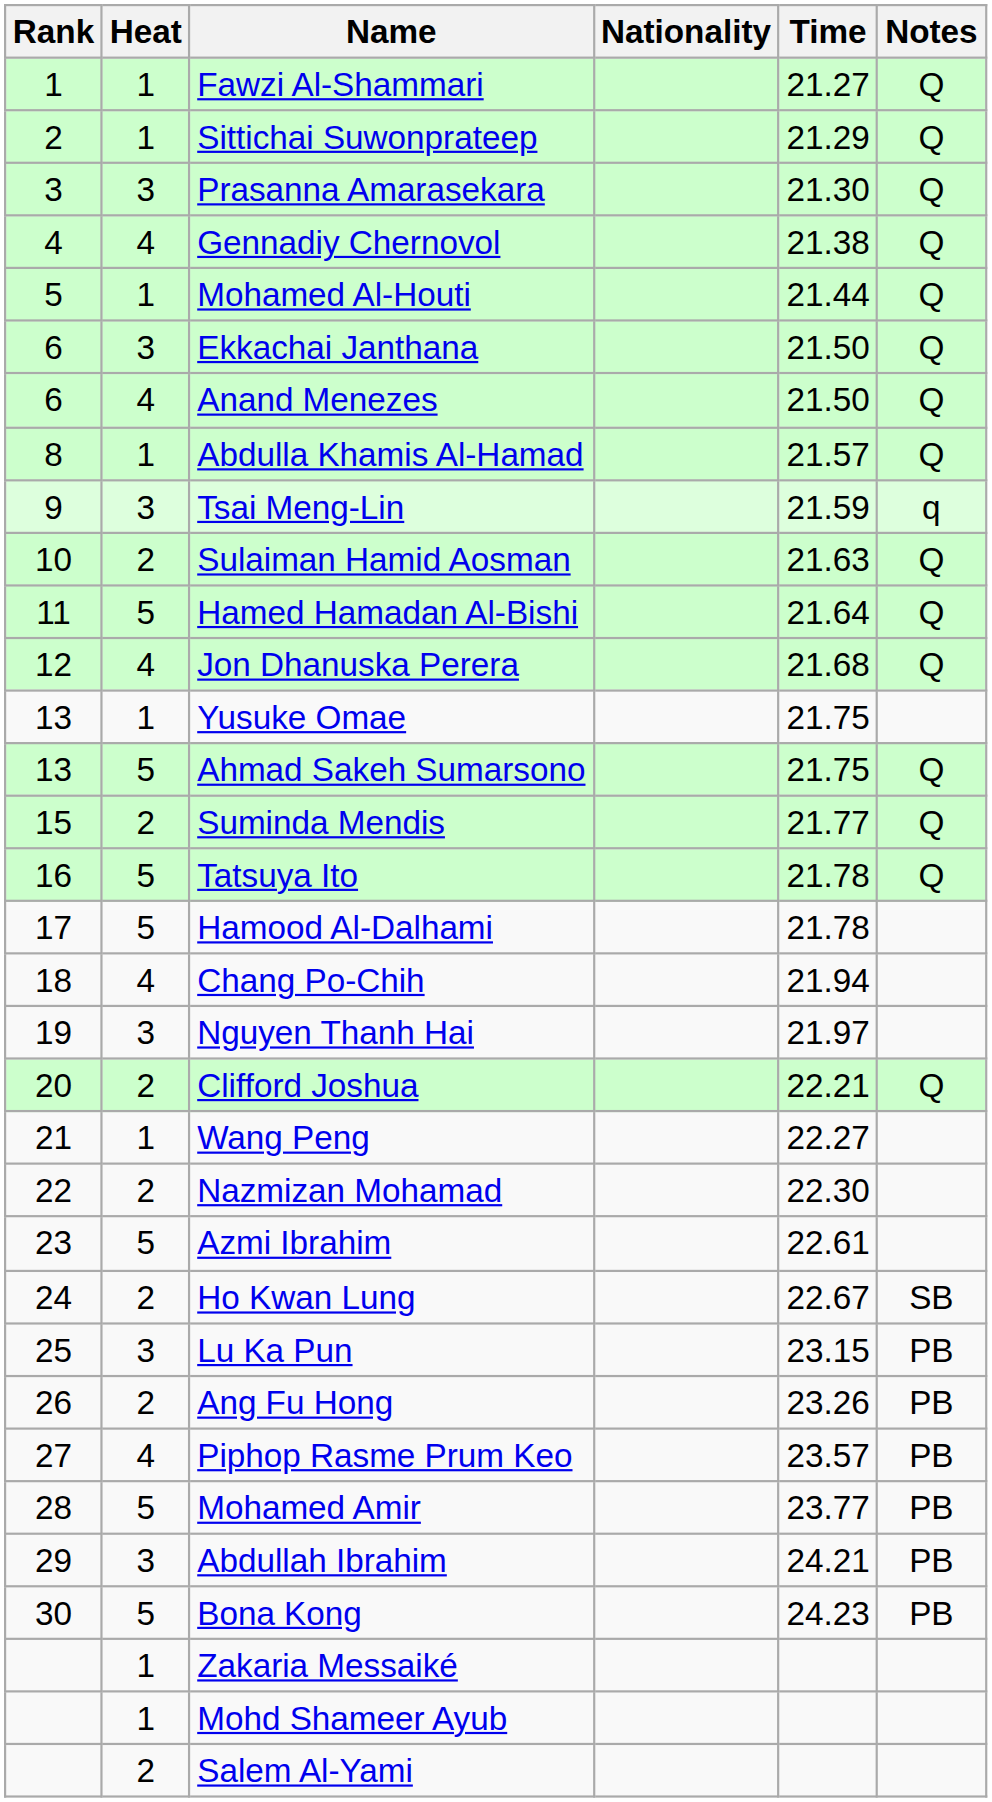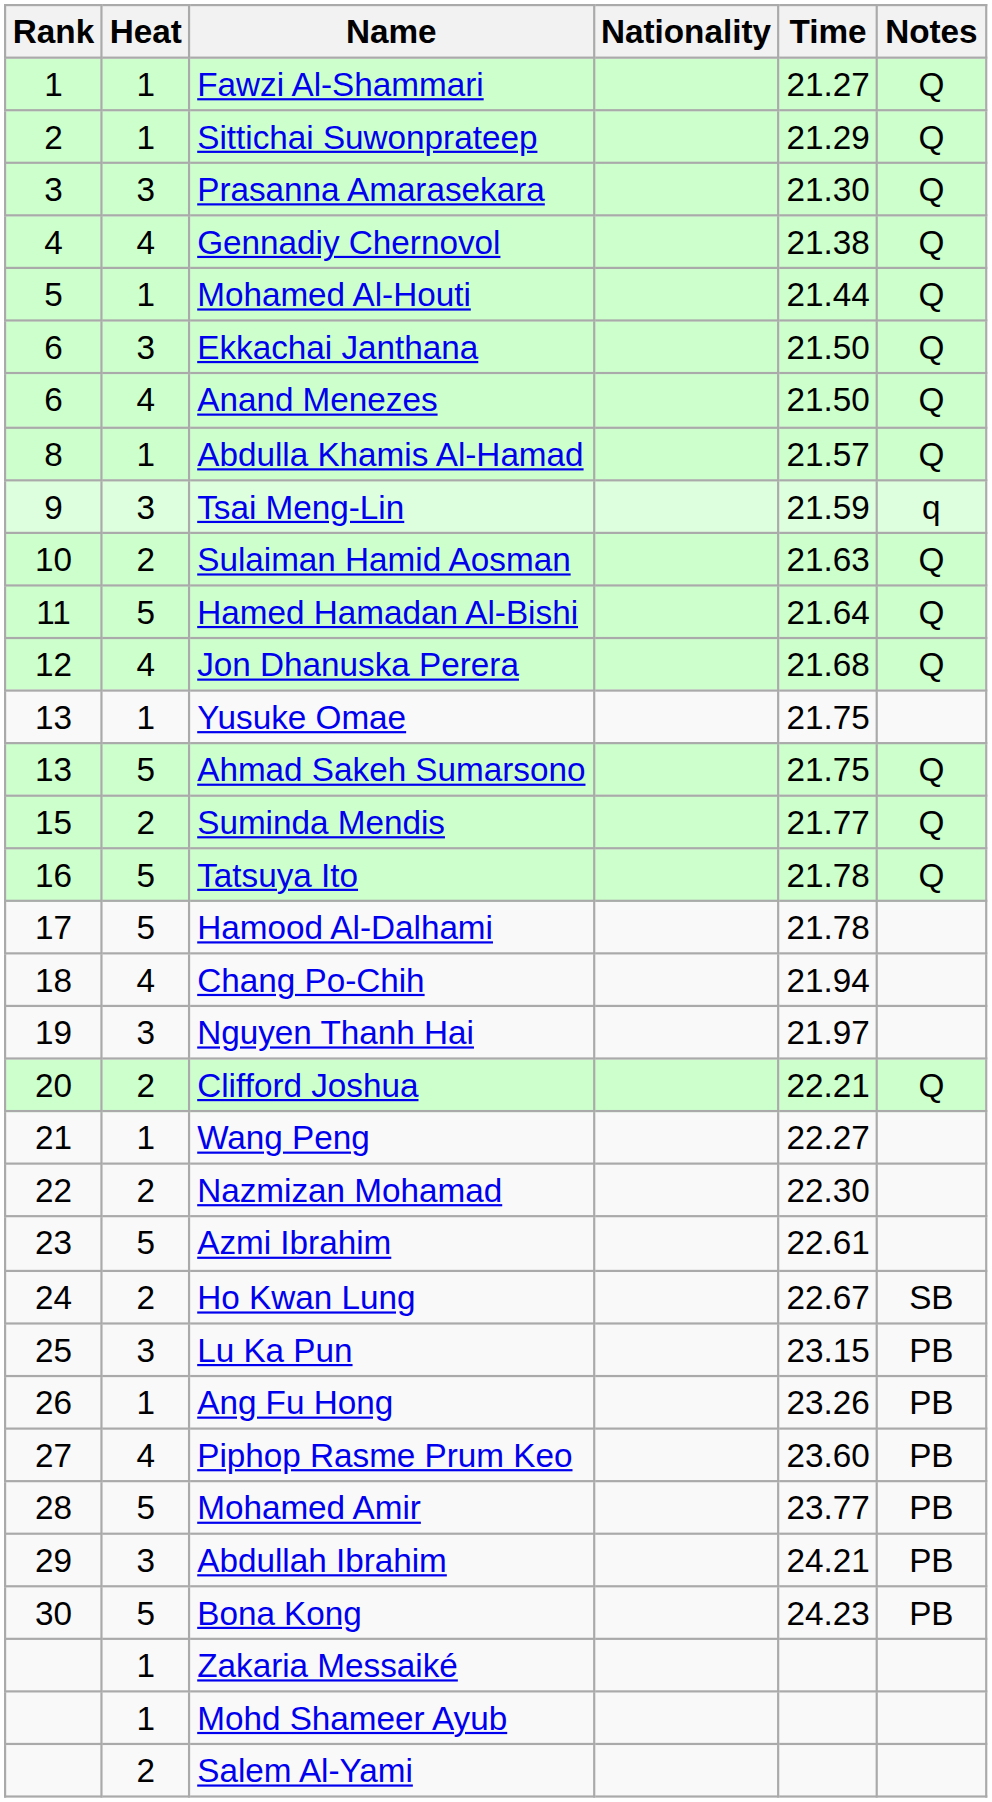(146, 1402) 2 -> (146, 1402) 1
(828, 1454) 23.57 -> (828, 1454) 23.60
